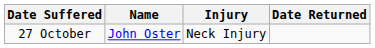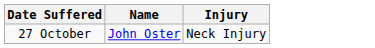- column: (319, 14)
